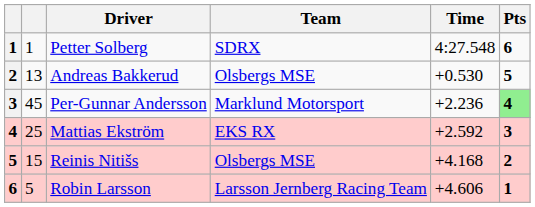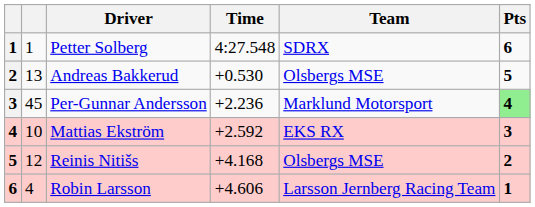columns swapped: (321, 18) <-> (465, 18)
(34, 132) 25 -> (34, 132) 10
(34, 160) 15 -> (34, 160) 12
(29, 188) 5 -> (29, 188) 4
